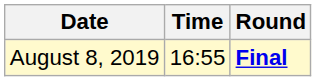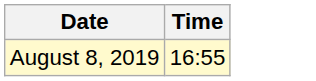- column: (271, 22)
